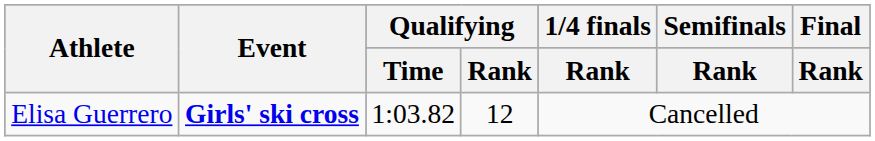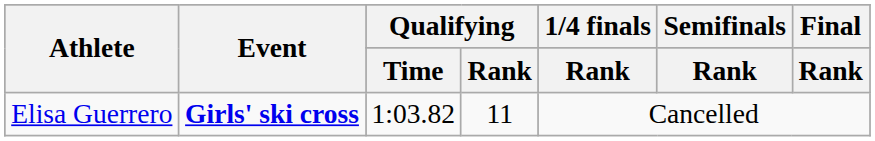(500, 113) 12 -> (500, 113) 11
